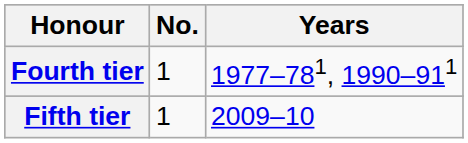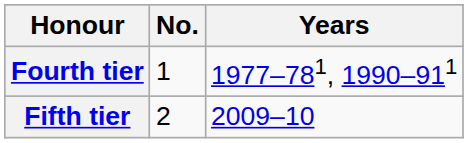(163, 116) 1 -> (163, 116) 2
